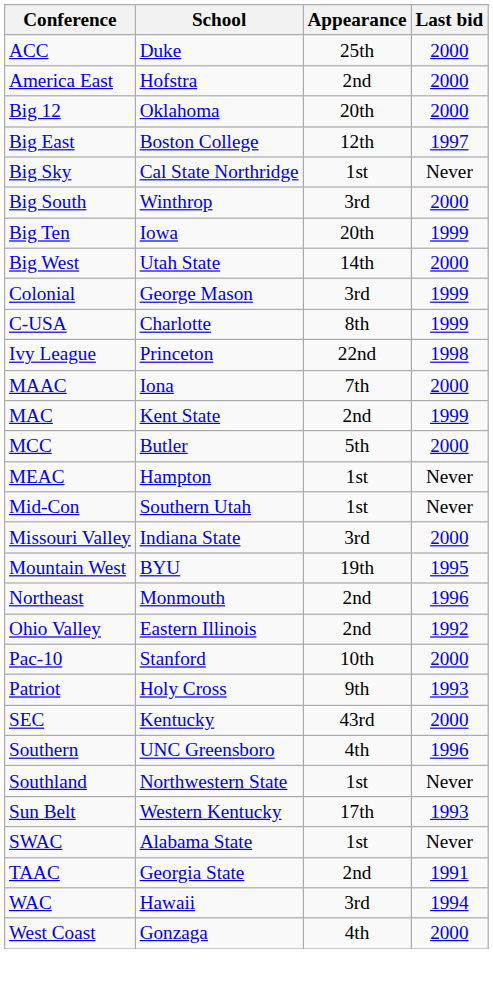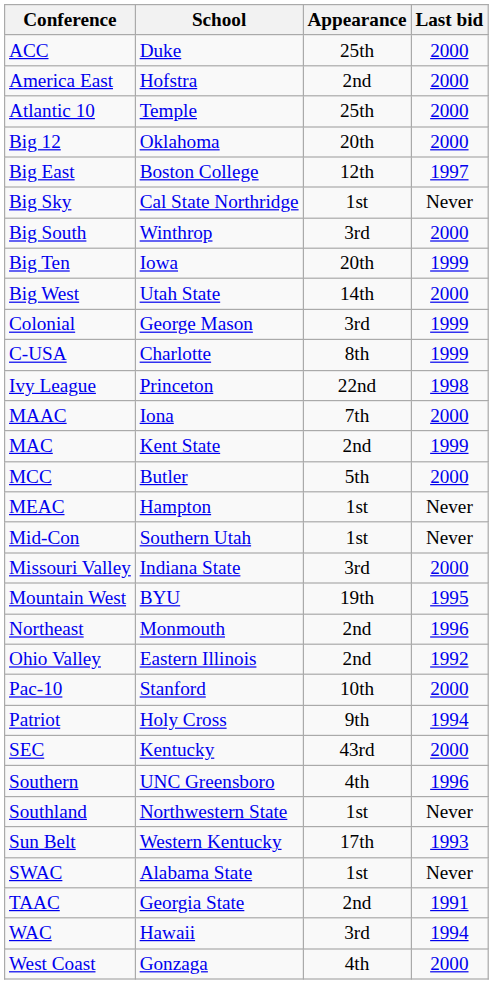+ row: (52, 111)
(449, 689) 1993 -> (449, 720) 1994
